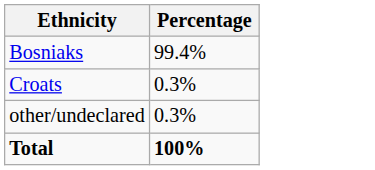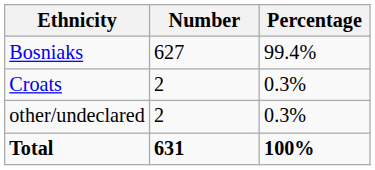+ column: (204, 20)
